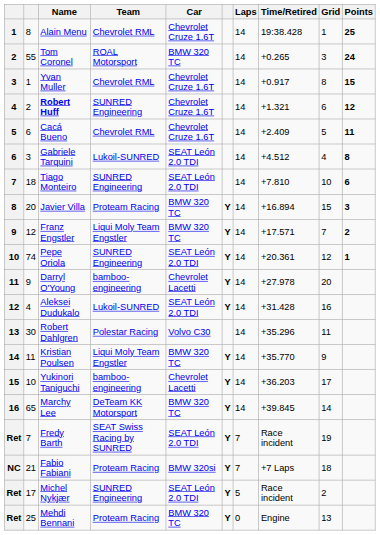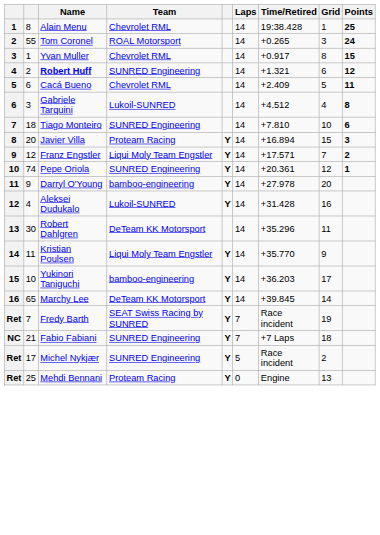- column: (194, 12)
(125, 332) Polestar Racing -> (157, 229) DeTeam KK Motorsport
(126, 468) Proteam Racing -> (155, 338) SUNRED Engineering
